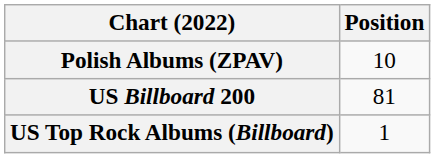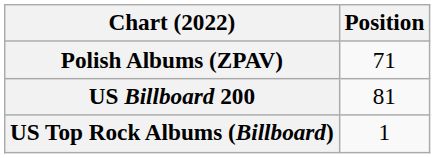(384, 59) 10 -> (384, 59) 71
